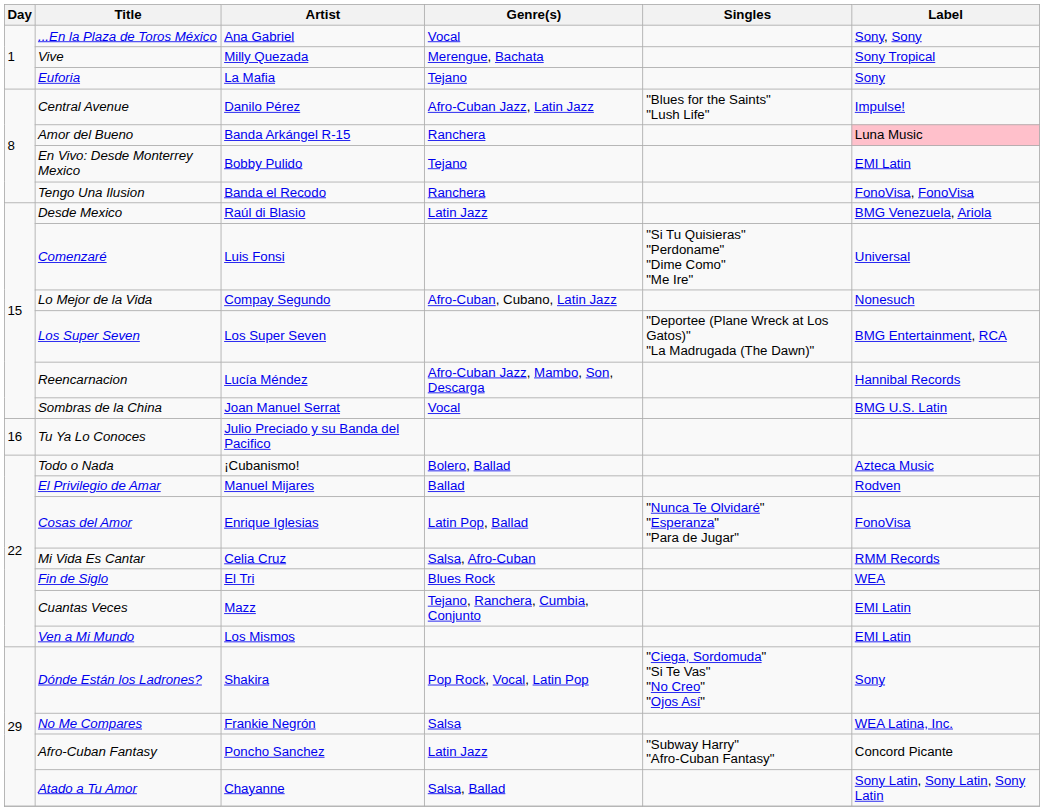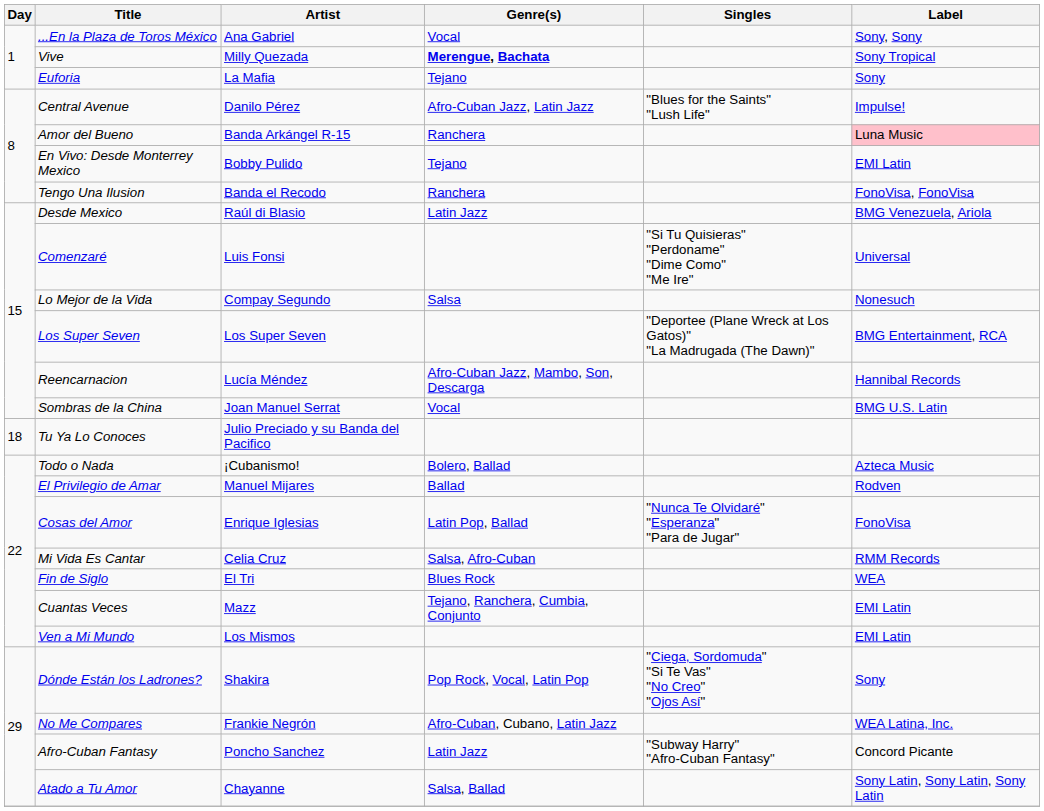(486, 57) normal -> (488, 57) bold
(522, 300) Afro-Cuban, Cubano, Latin Jazz -> (444, 300) Salsa
(15, 436) 16 -> (15, 436) 18
(444, 723) Salsa -> (522, 723) Afro-Cuban, Cubano, Latin Jazz
